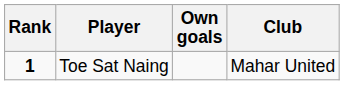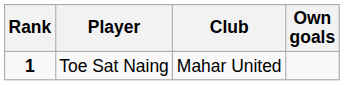columns swapped: (283, 28) <-> (200, 28)
